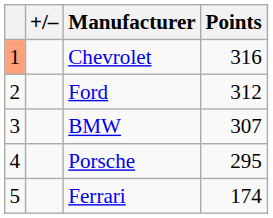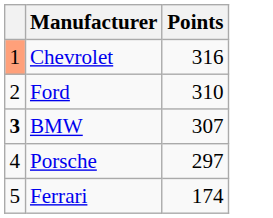- column: (44, 22)
(246, 91) 312 -> (208, 91) 310
(15, 126) normal -> (15, 126) bold
(246, 161) 295 -> (208, 161) 297
